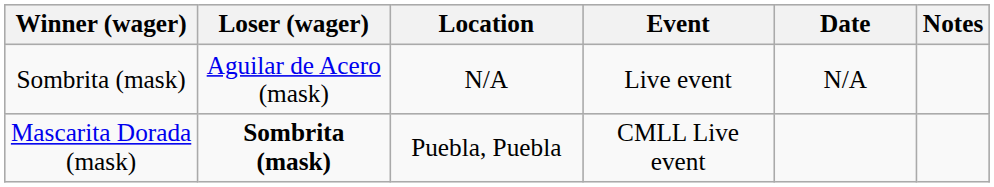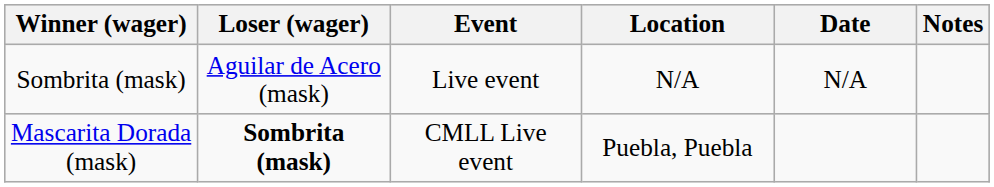columns swapped: (486, 24) <-> (678, 24)
